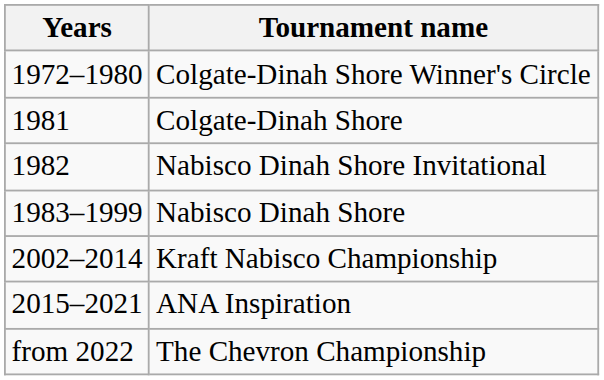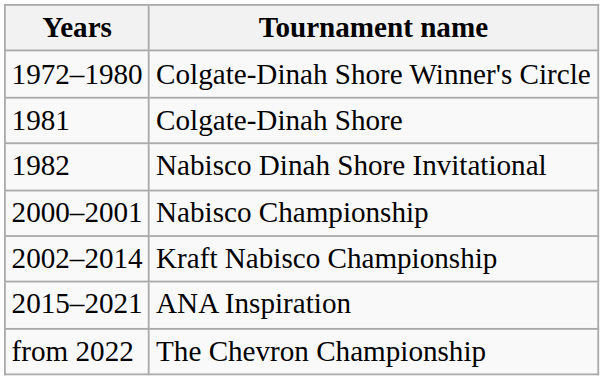- row: (281, 212)
+ row: (292, 212)
